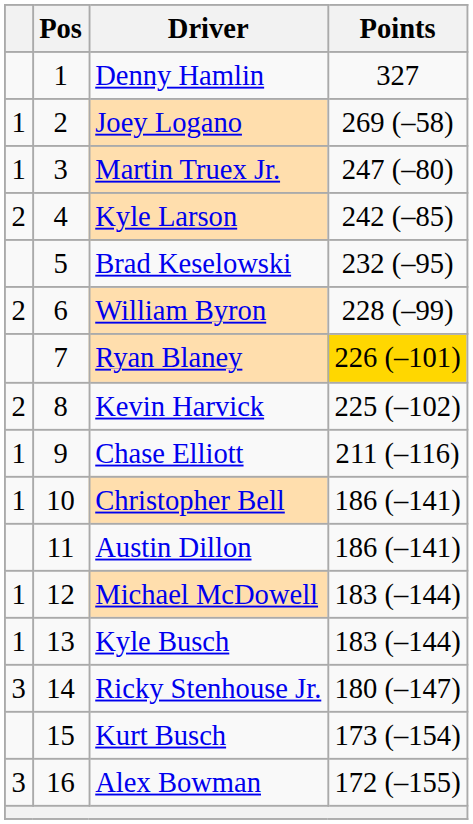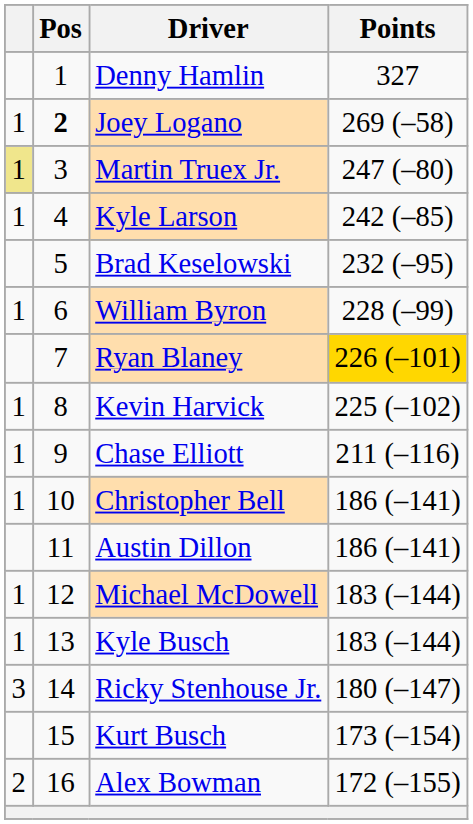(61, 122) normal -> (61, 122) bold
(19, 169) no background -> (19, 169) khaki background
(19, 216) 2 -> (19, 216) 1
(19, 310) 2 -> (19, 310) 1
(19, 405) 2 -> (19, 405) 1
(19, 782) 3 -> (19, 782) 2
